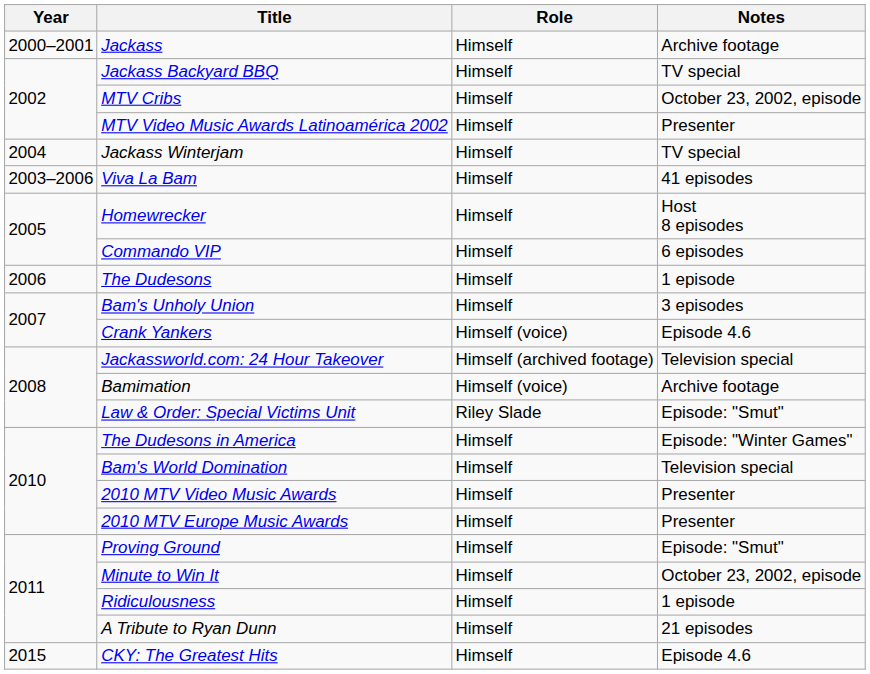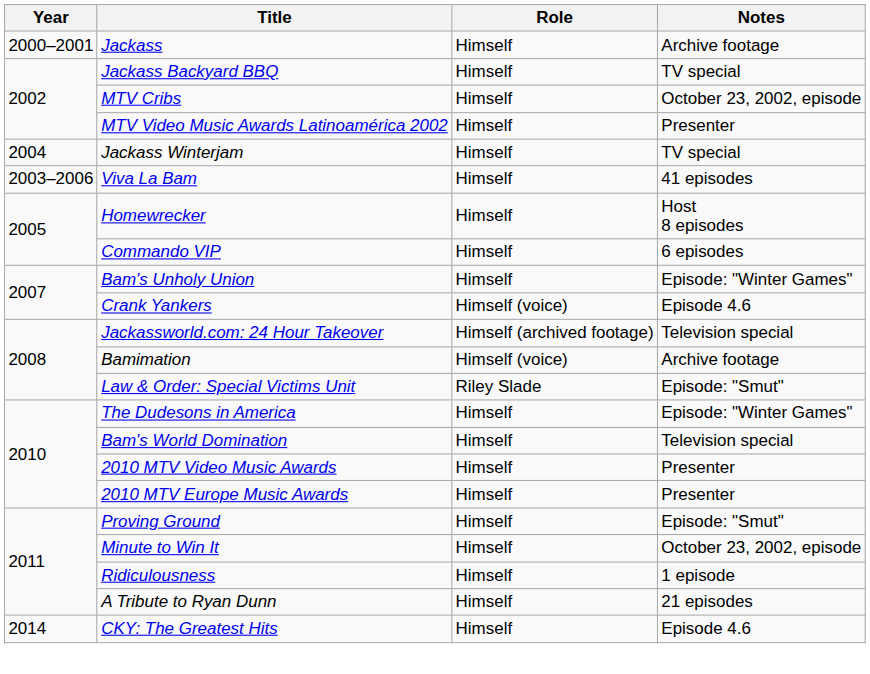- row: (156, 279)
(702, 306) 3 episodes -> (757, 279) Episode: "Winter Games"
(27, 655) 2015 -> (27, 628) 2014
